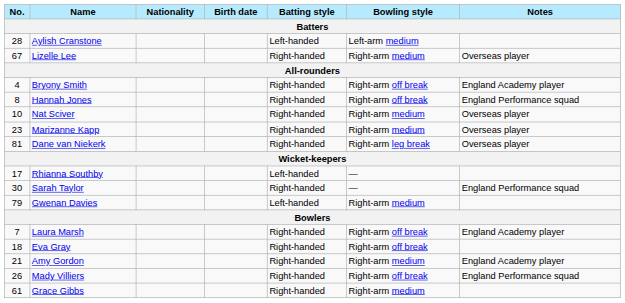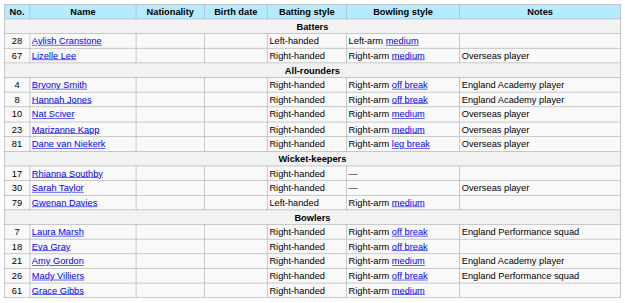(520, 100) England Performance squad -> (513, 100) England Academy player
(294, 173) Left-handed -> (297, 173) Right-handed
(520, 188) England Performance squad -> (496, 188) Overseas player
(513, 232) England Academy player -> (520, 232) England Performance squad
